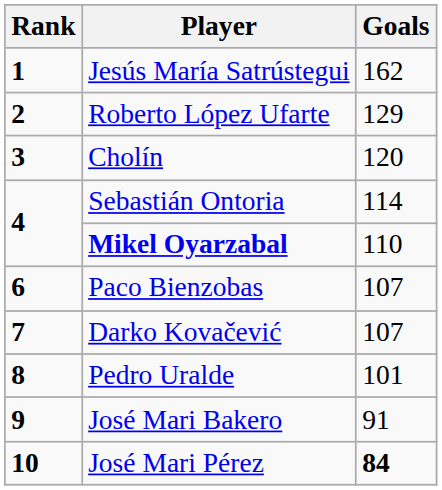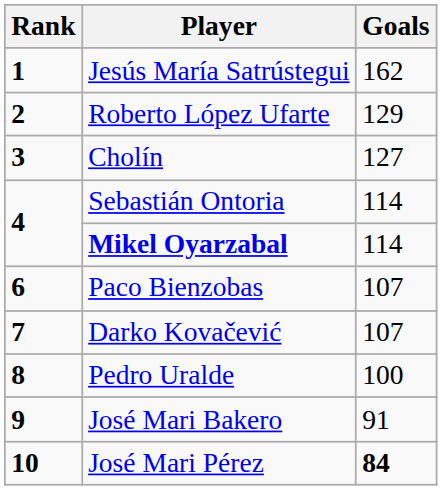(383, 157) 120 -> (383, 157) 127
(382, 244) 110 -> (382, 244) 114
(383, 375) 101 -> (383, 375) 100
